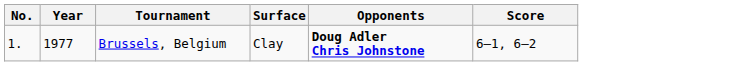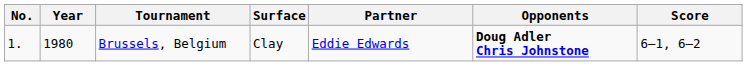+ column: (391, 15)
(58, 43) 1977 -> (58, 43) 1980
